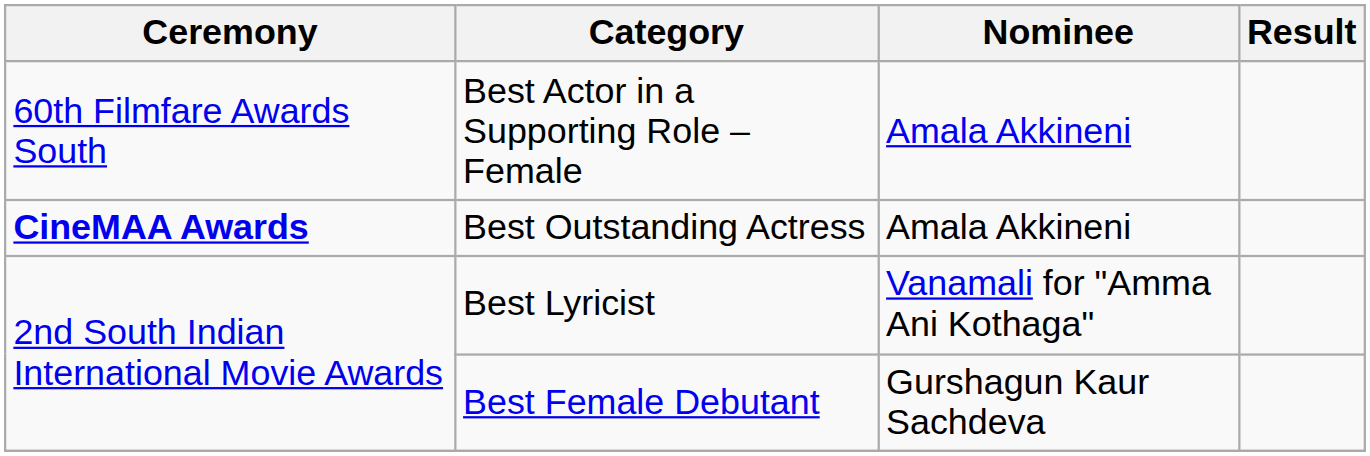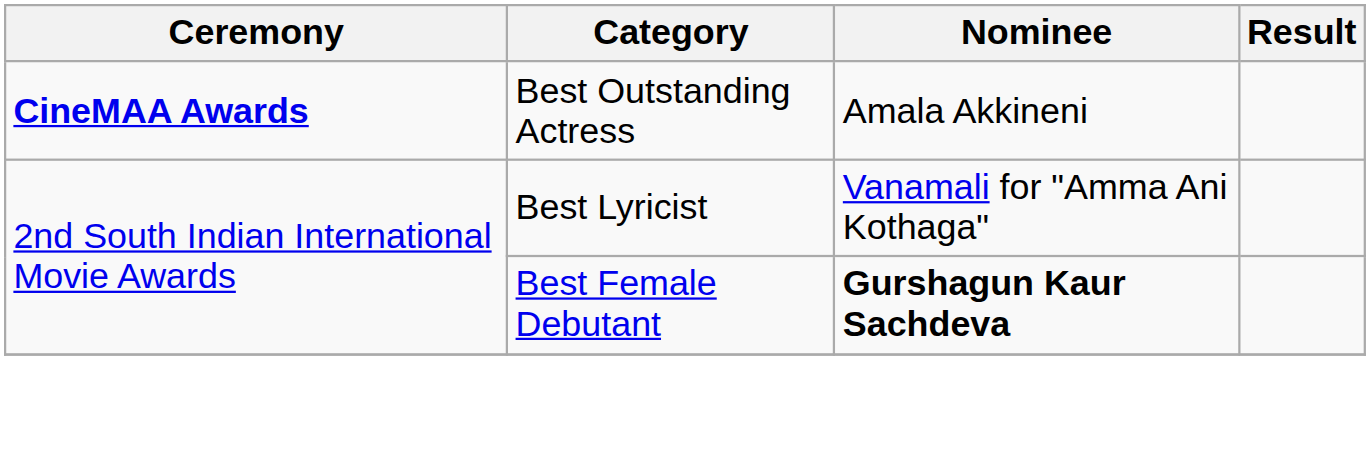- row: (607, 130)
(1018, 401) normal -> (984, 304) bold
